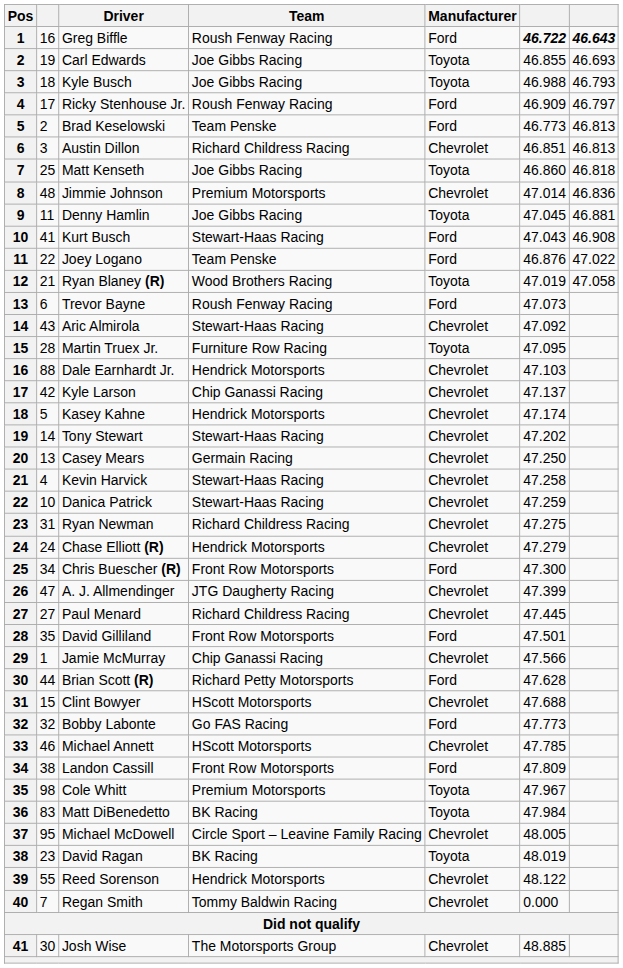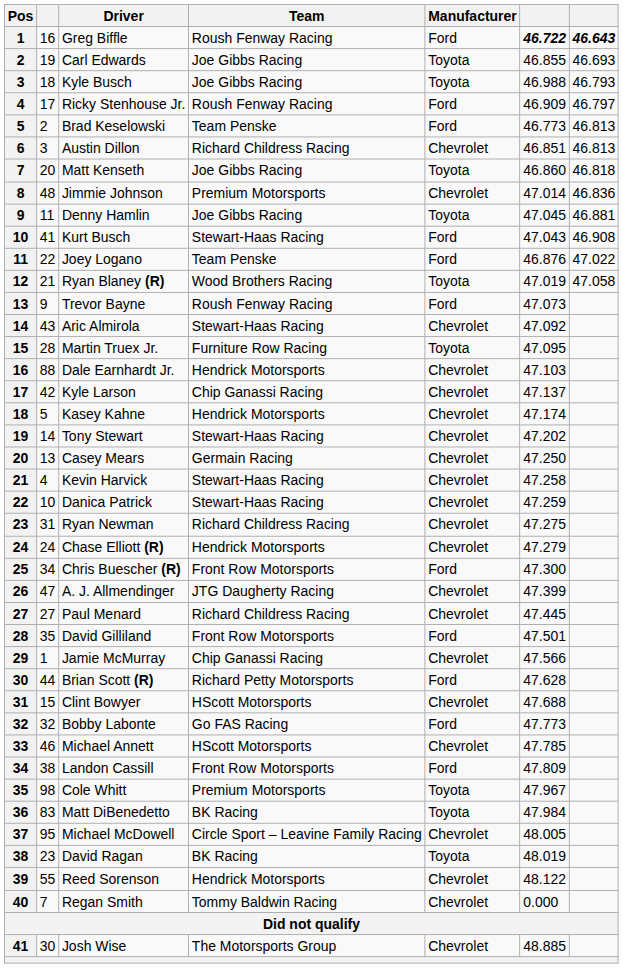(48, 171) 25 -> (48, 171) 20
(44, 304) 6 -> (44, 304) 9
